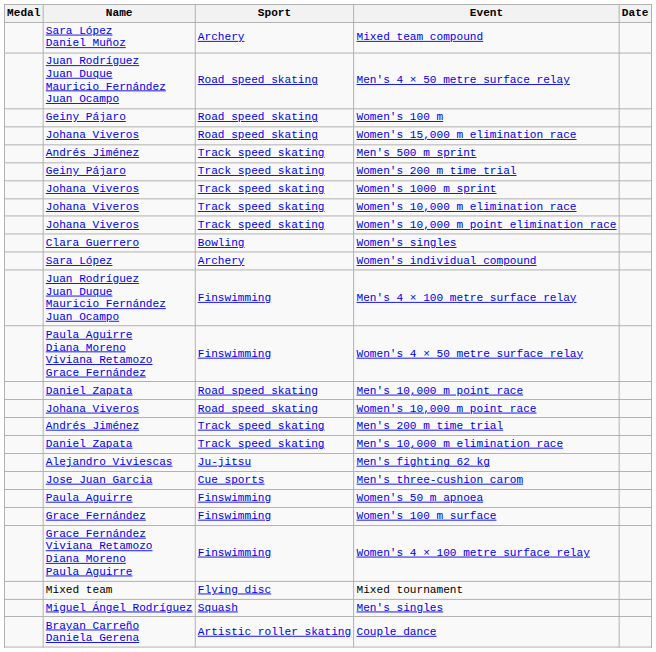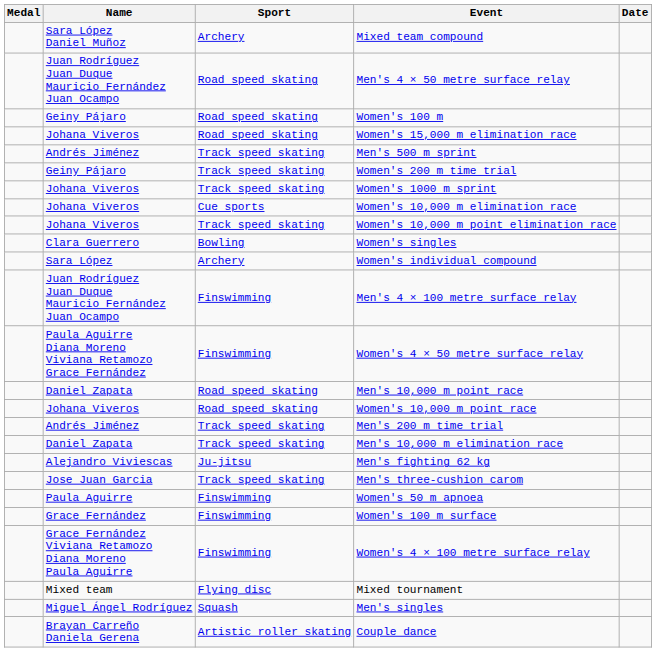(261, 208) Track speed skating -> (231, 208) Cue sports
(231, 481) Cue sports -> (261, 481) Track speed skating
